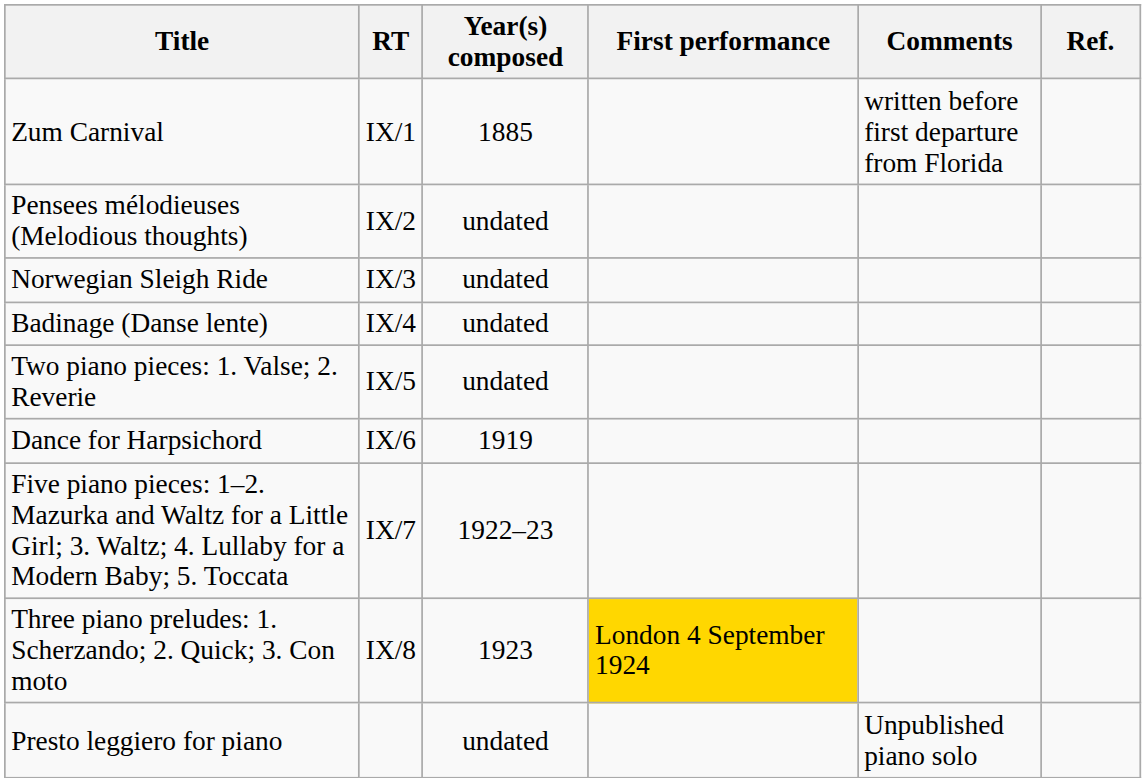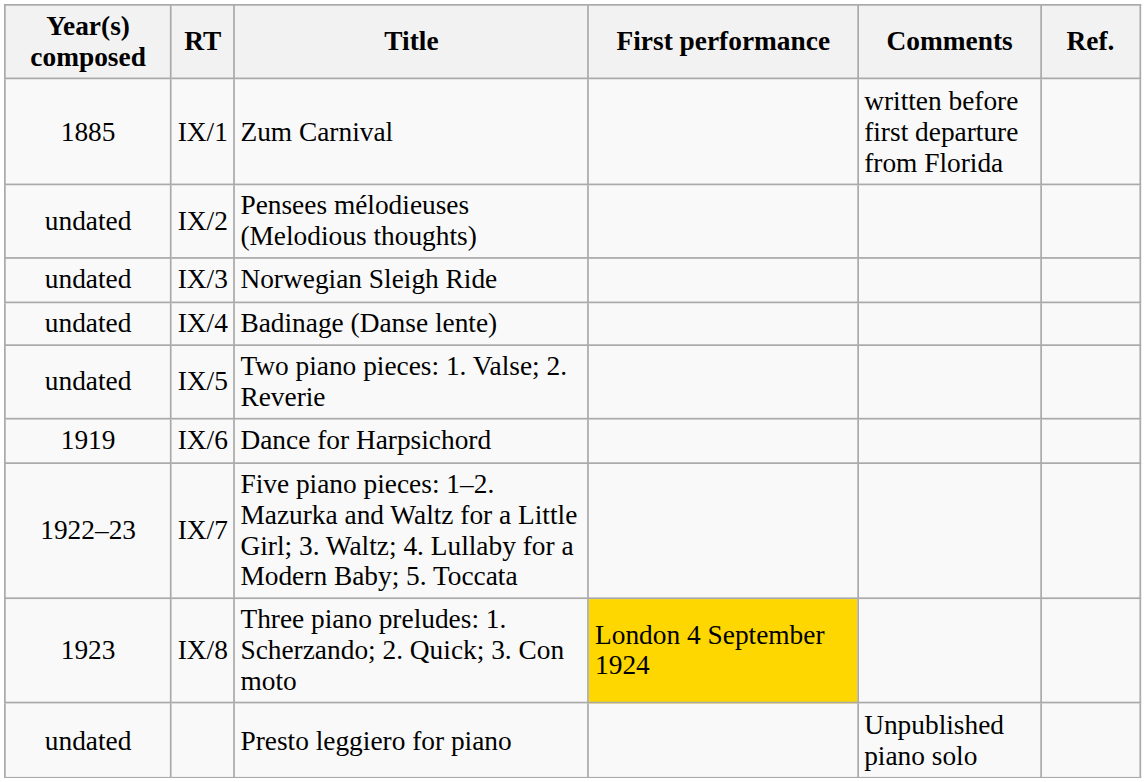columns swapped: (505, 41) <-> (182, 41)
